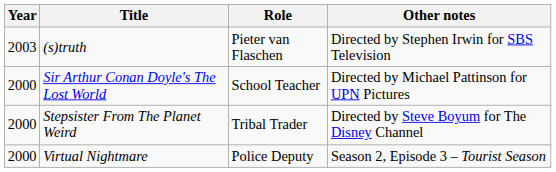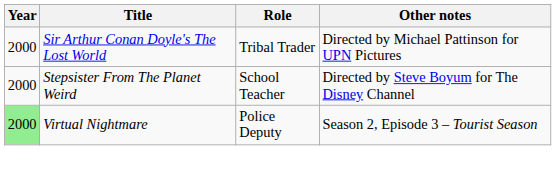- row: (65, 46)
(276, 85) School Teacher -> (277, 46) Tribal Trader
(269, 124) Tribal Trader -> (262, 85) School Teacher
(22, 155) no background -> (22, 124) lightgreen background
